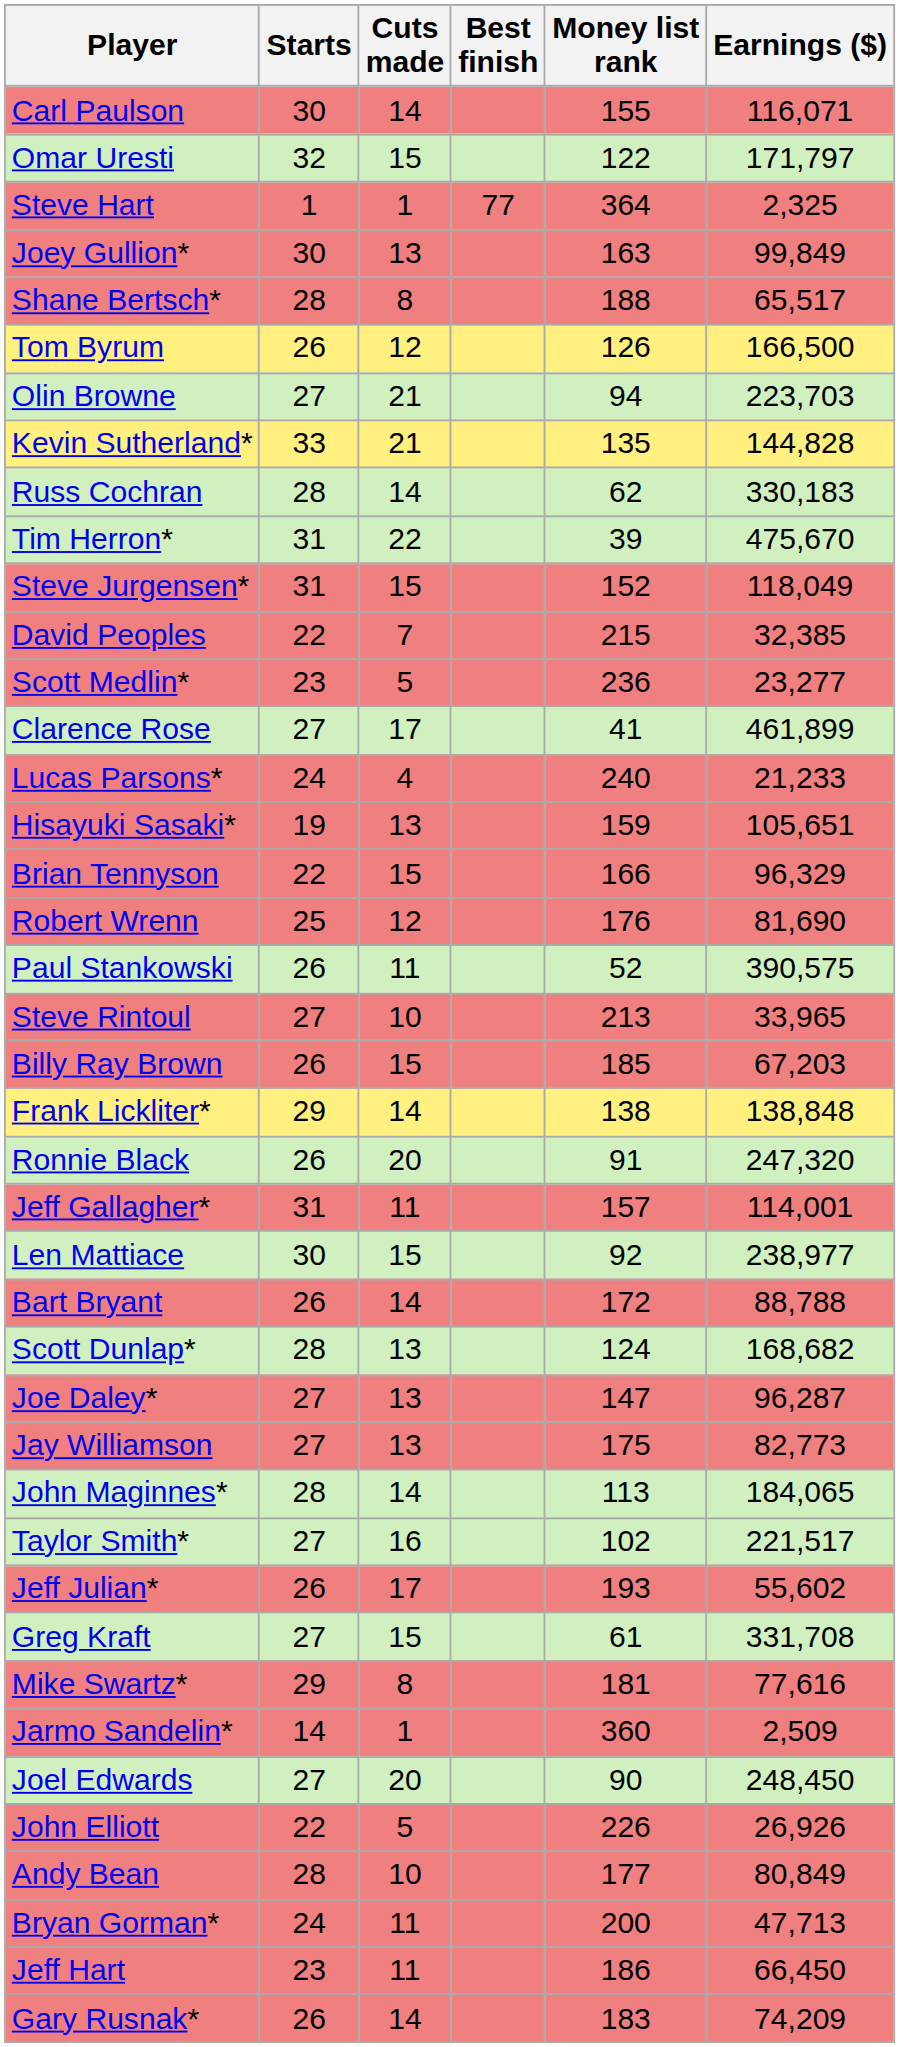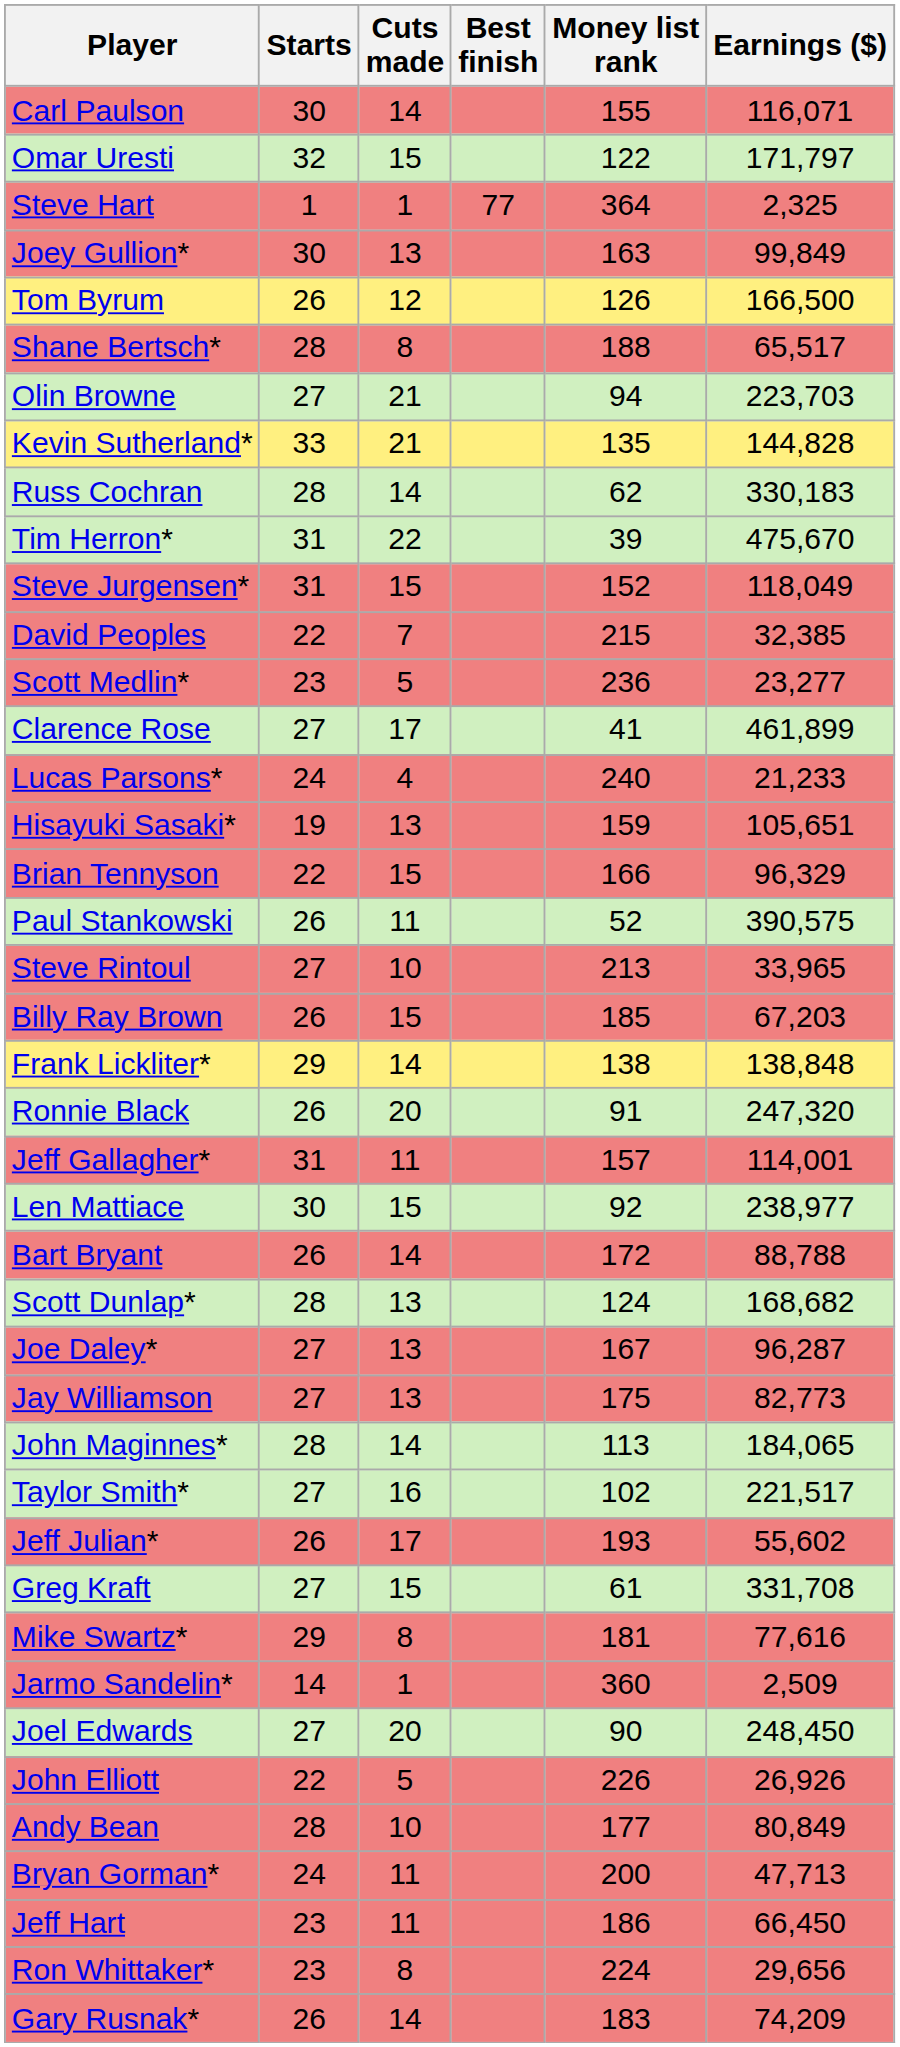rows swapped: (116, 300) <-> (88, 348)
- row: (105, 920)
(626, 1397) 147 -> (626, 1350) 167
+ row: (113, 1970)
